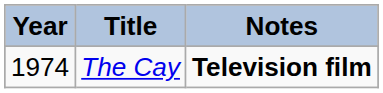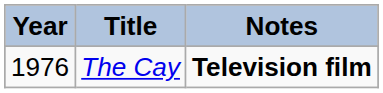(40, 67) 1974 -> (40, 67) 1976
